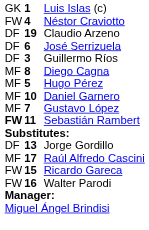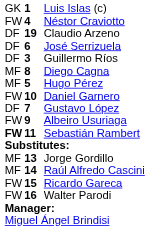(13, 96) MF -> (13, 96) FW
(13, 108) MF -> (12, 108) DF
+ row: (85, 121)
(12, 146) DF -> (13, 158) MF
(30, 158) 17 -> (30, 170) 14
